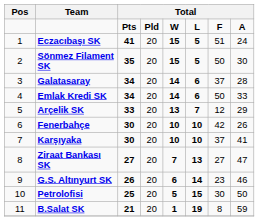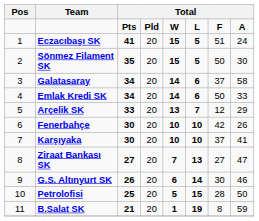(242, 81) 28 -> (242, 81) 58
(220, 179) 23 -> (220, 179) 30
(220, 194) 30 -> (220, 194) 28
